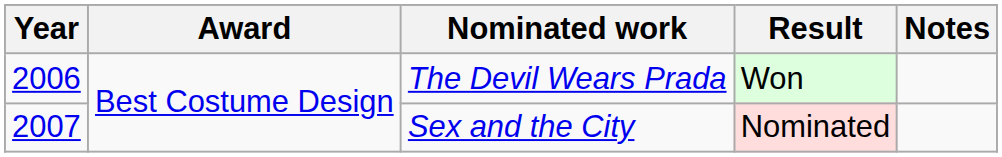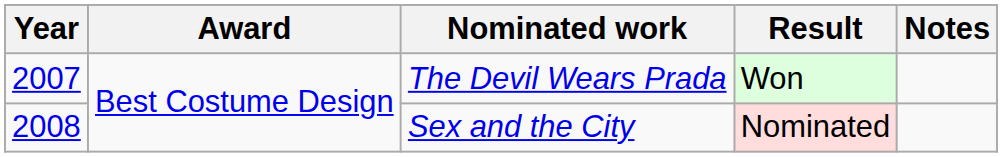(46, 77) 2006 -> (46, 77) 2007
(46, 126) 2007 -> (46, 126) 2008
